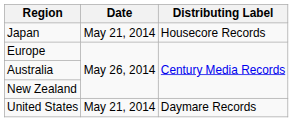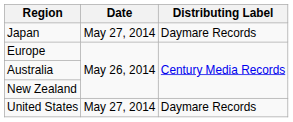(120, 32) May 21, 2014 -> (120, 32) May 27, 2014
(213, 32) Housecore Records -> (209, 32) Daymare Records
(120, 107) May 21, 2014 -> (120, 107) May 27, 2014
